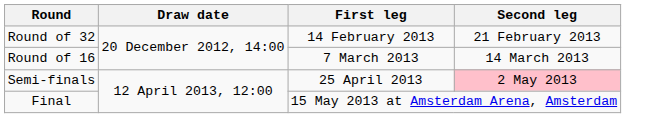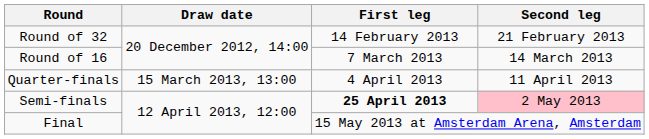+ row: (63, 80)
(371, 80) normal -> (395, 102) bold
